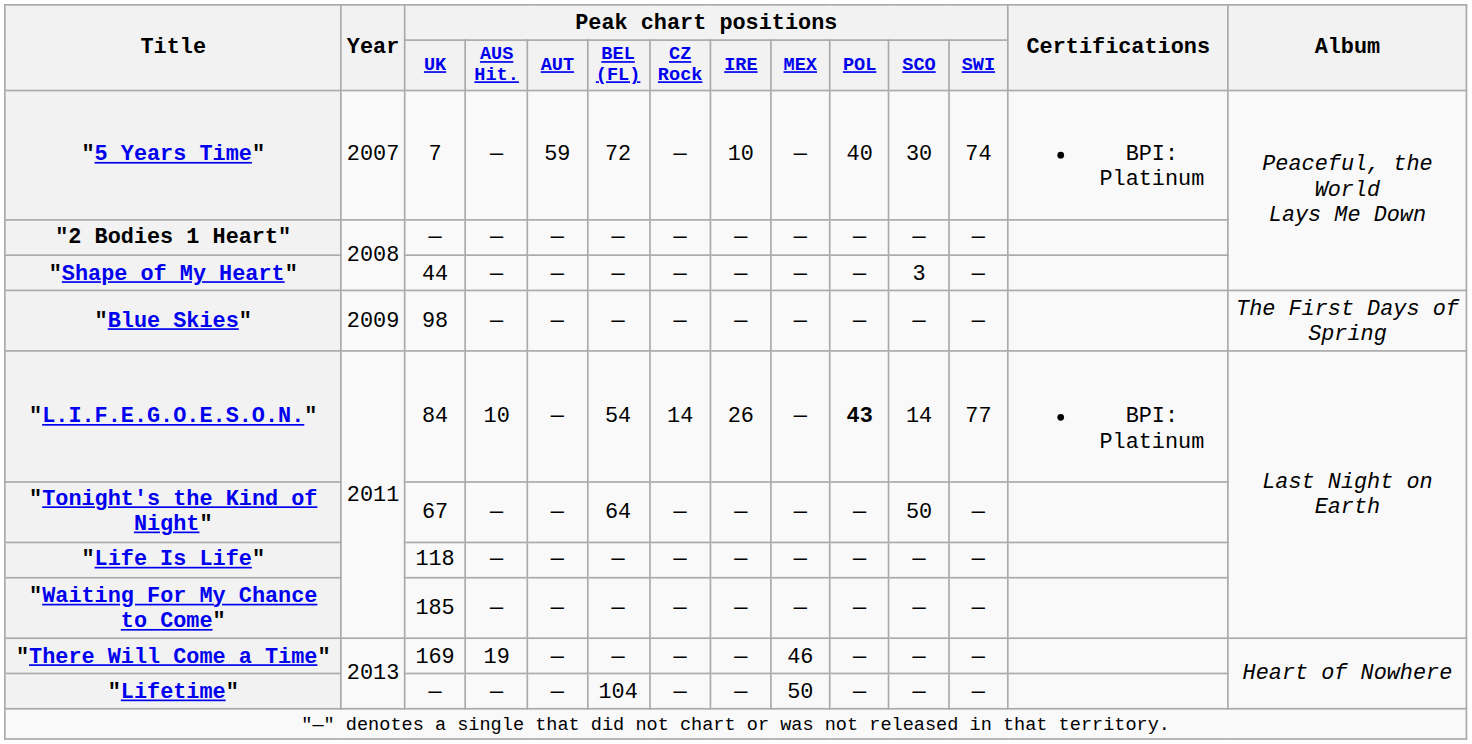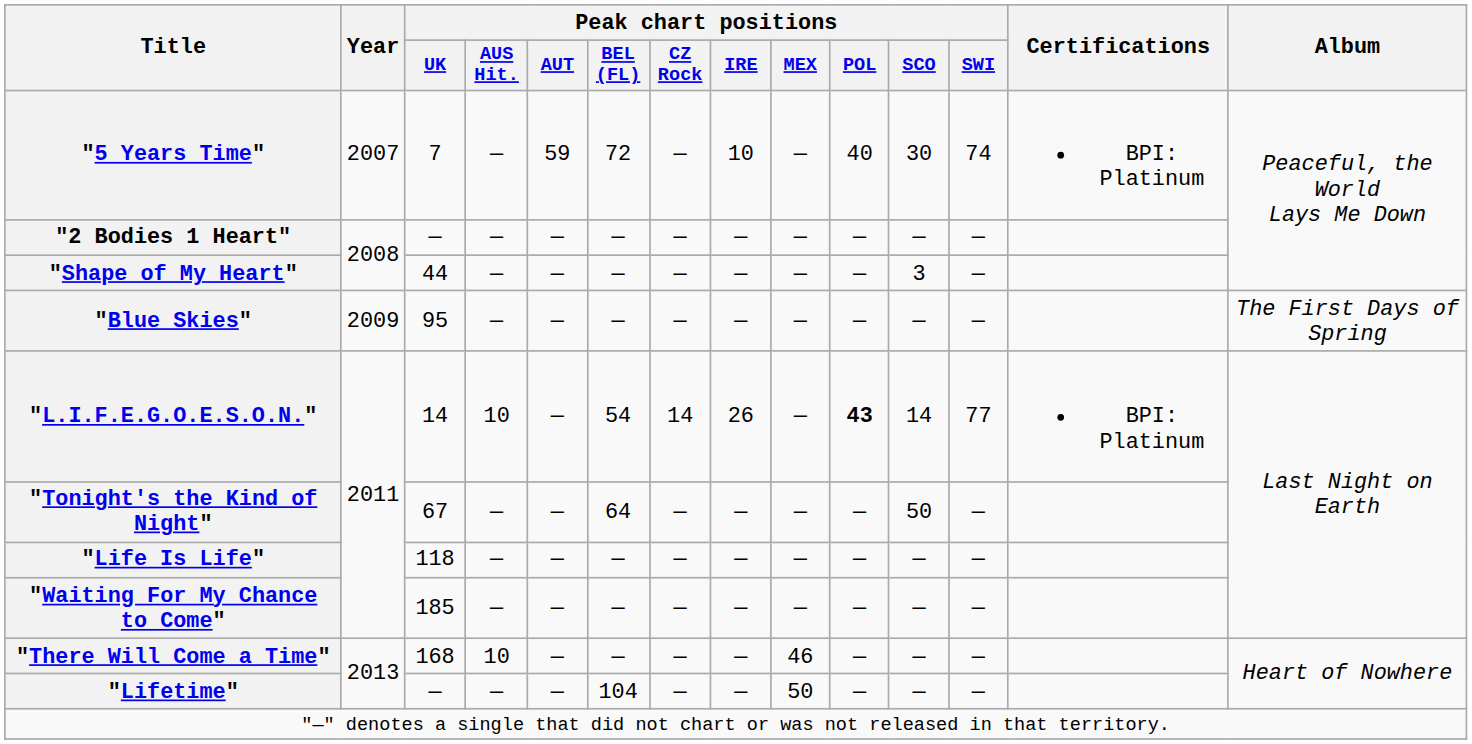(435, 321) 98 -> (435, 321) 95
(435, 416) 84 -> (435, 416) 14
(435, 656) 169 -> (435, 656) 168
(497, 656) 19 -> (497, 656) 10
